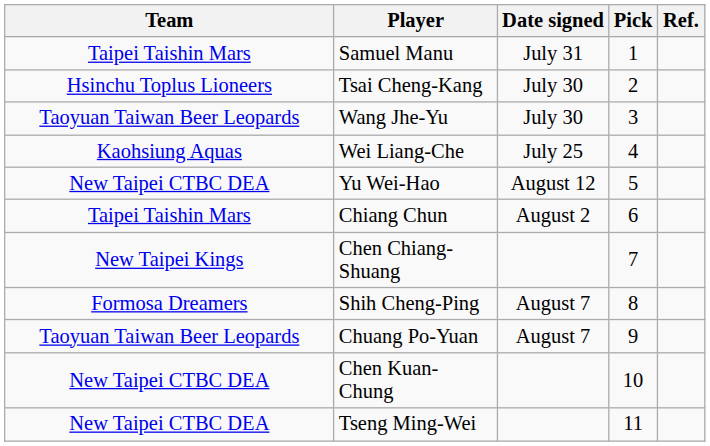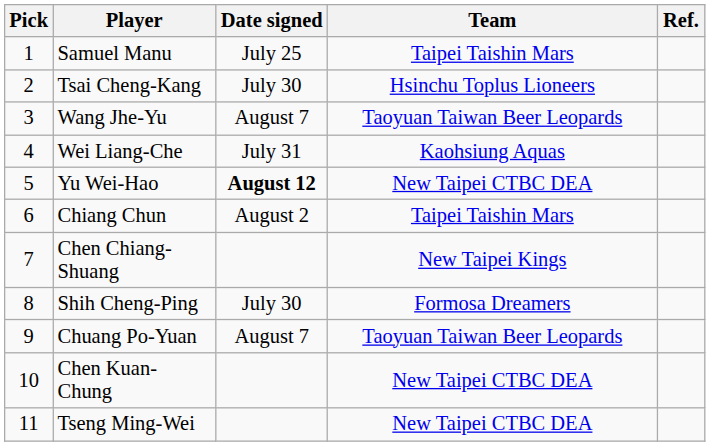columns swapped: (633, 20) <-> (169, 20)
(553, 53) July 31 -> (272, 53) July 25
(553, 118) July 30 -> (272, 118) August 7
(553, 150) July 25 -> (272, 150) July 31
(553, 183) normal -> (272, 183) bold
(553, 303) August 7 -> (272, 303) July 30
